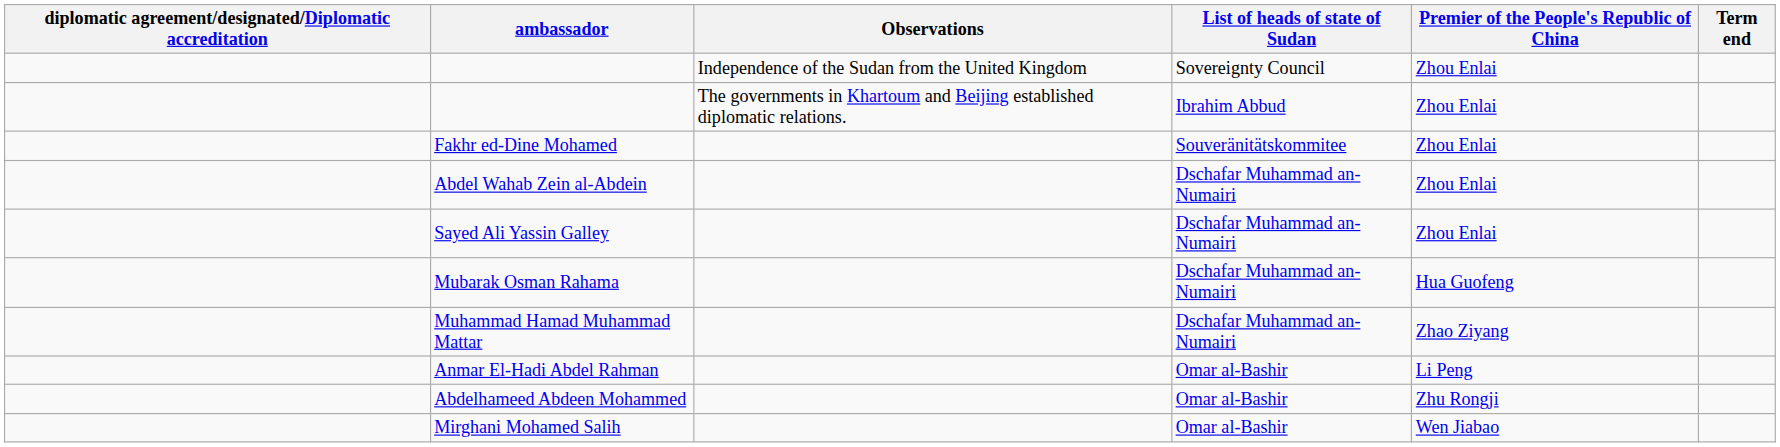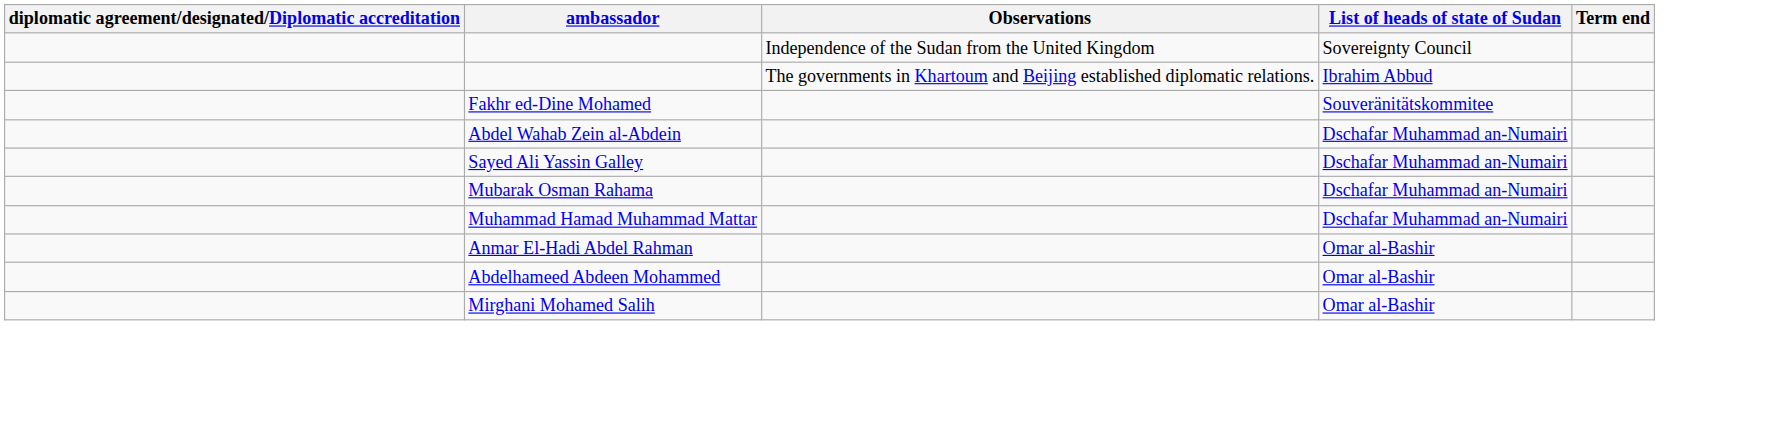- column: (1555, 29)
